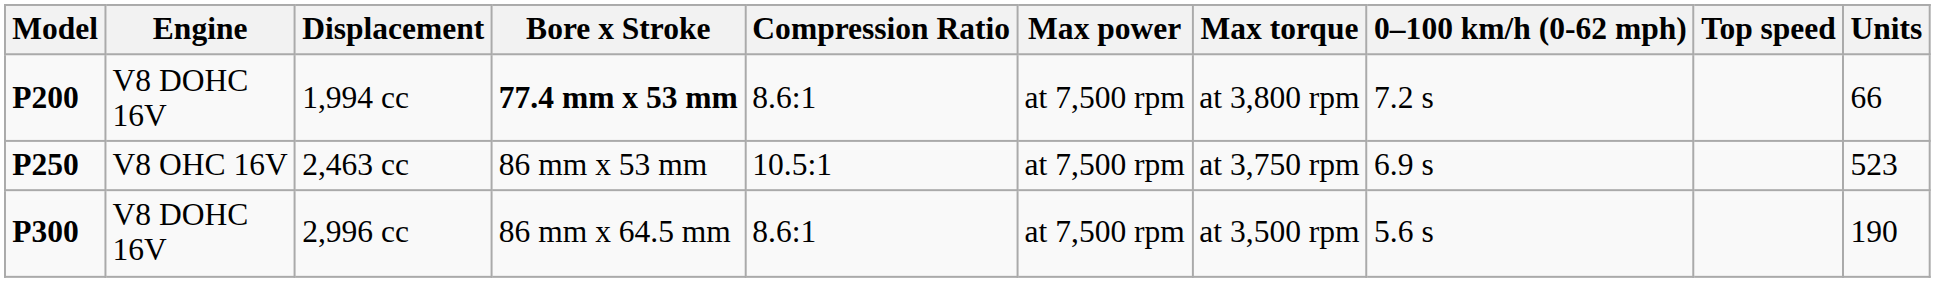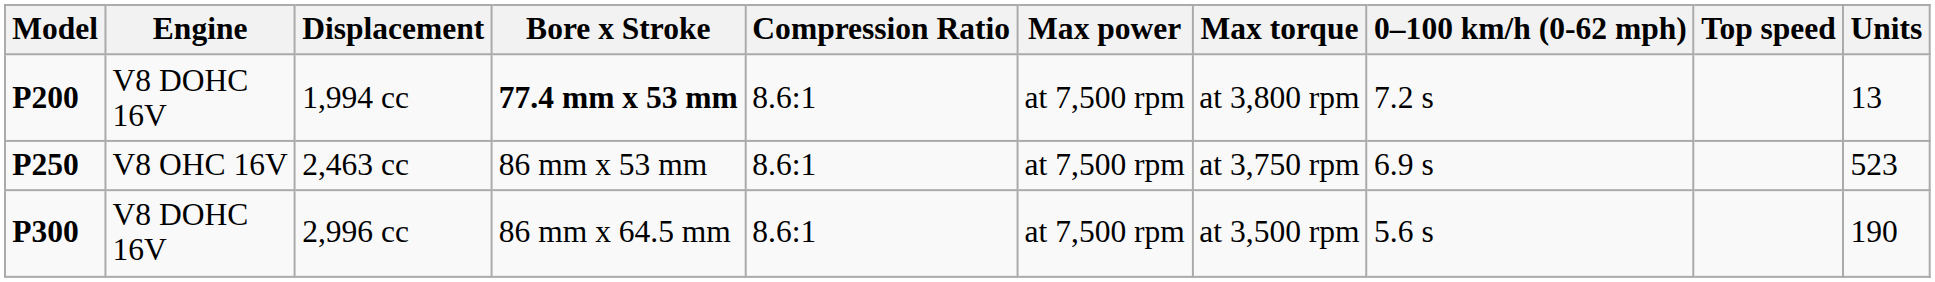(1866, 97) 66 -> (1866, 97) 13
(792, 164) 10.5:1 -> (784, 164) 8.6:1
